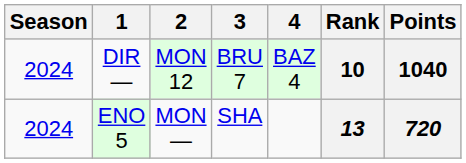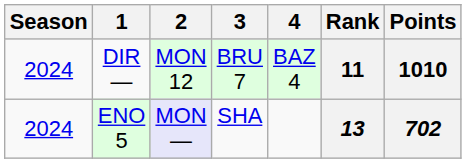(353, 68) 10 -> (353, 68) 11
(423, 68) 1040 -> (423, 68) 1010
(181, 128) no background -> (181, 128) lavender background
(423, 128) 720 -> (423, 128) 702
